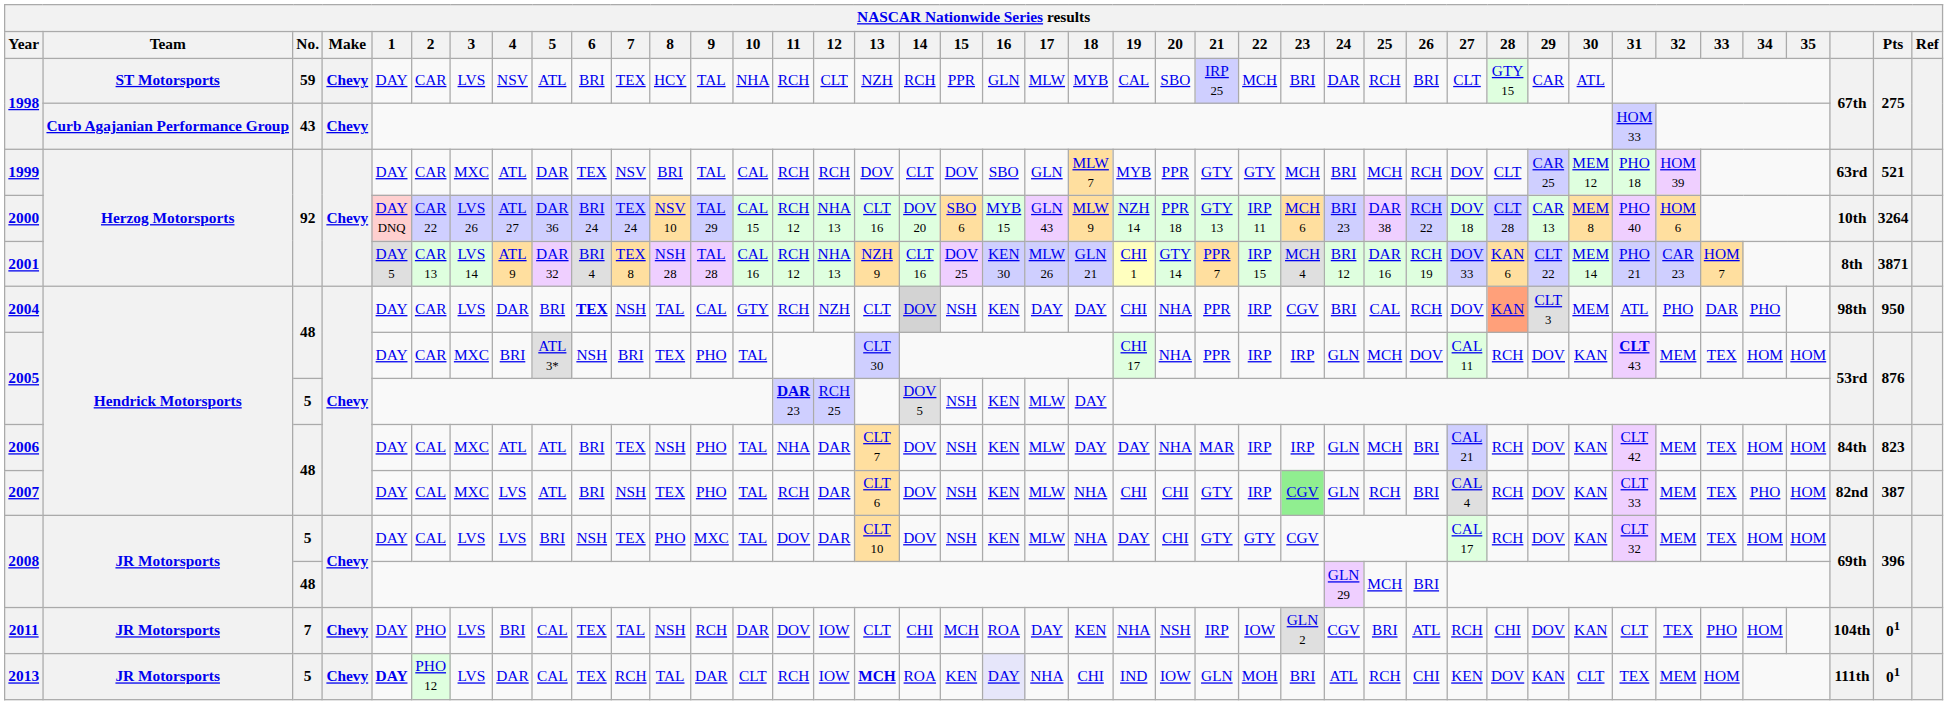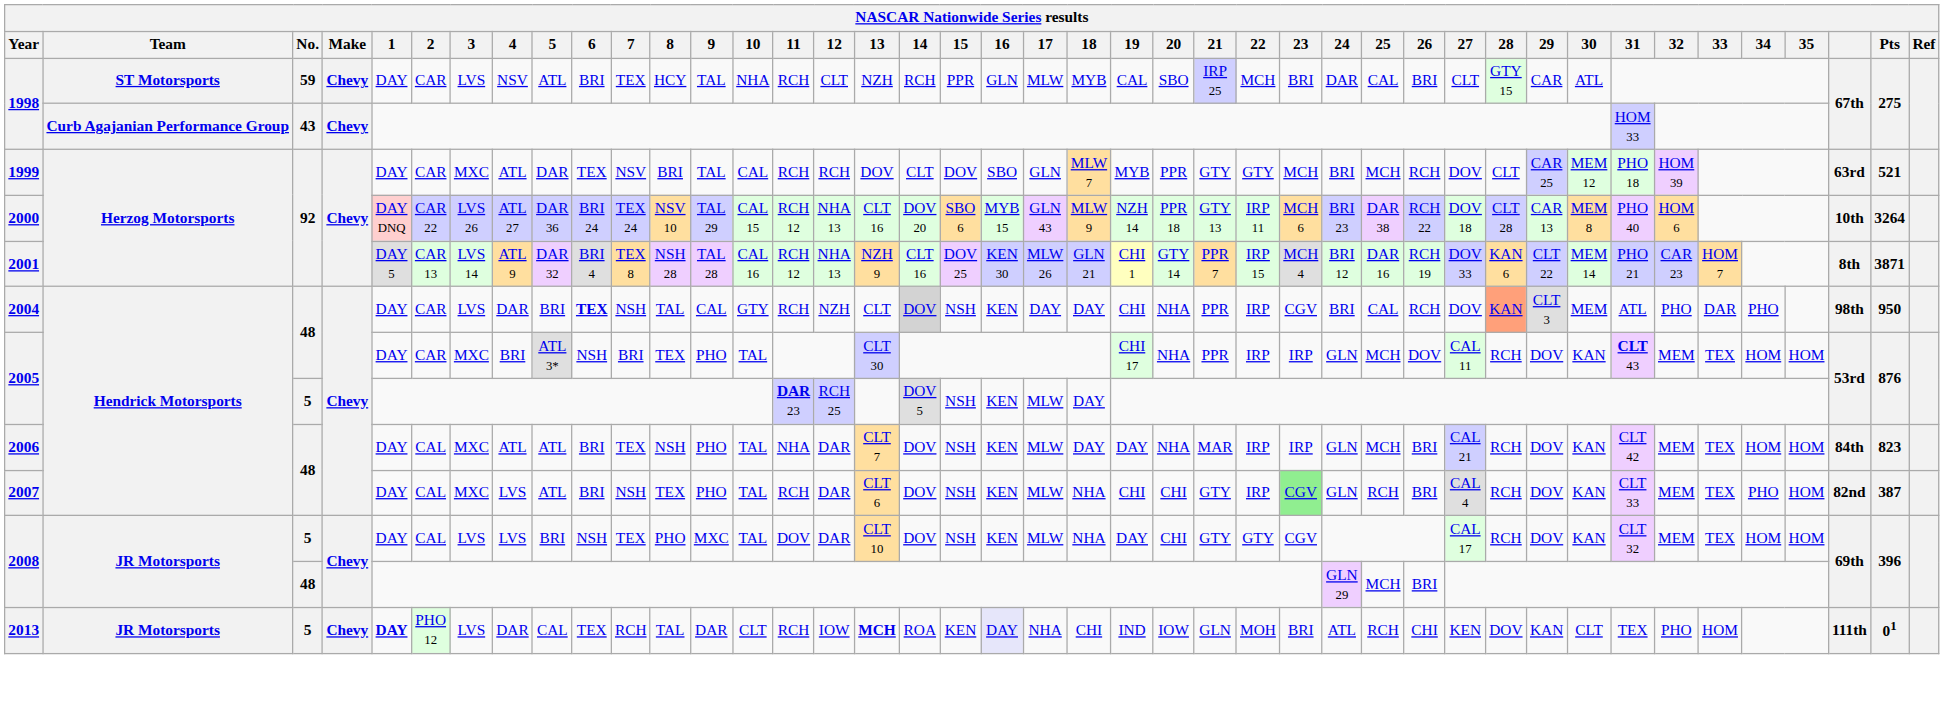(1385, 80) RCH -> (1383, 80) CAL
- row: (24, 630)
(1678, 675) MEM -> (1676, 630) PHO
